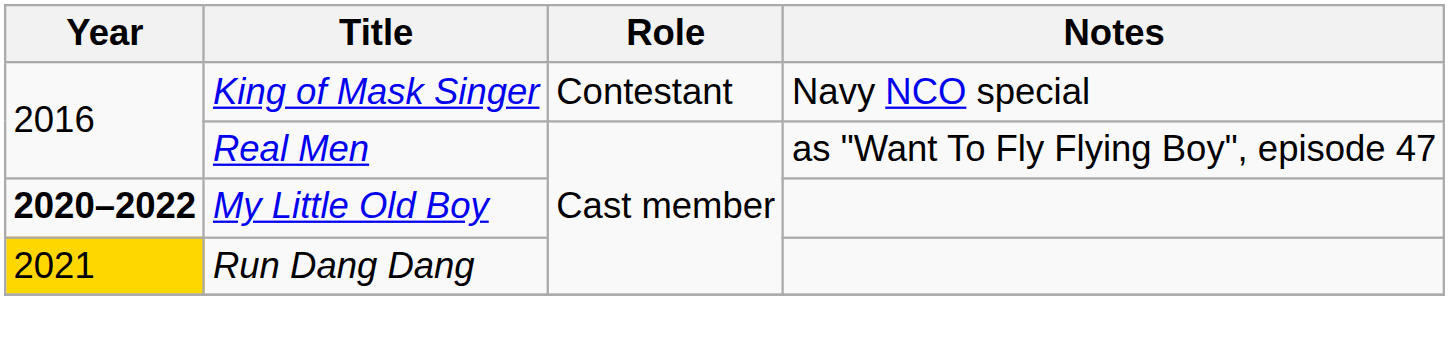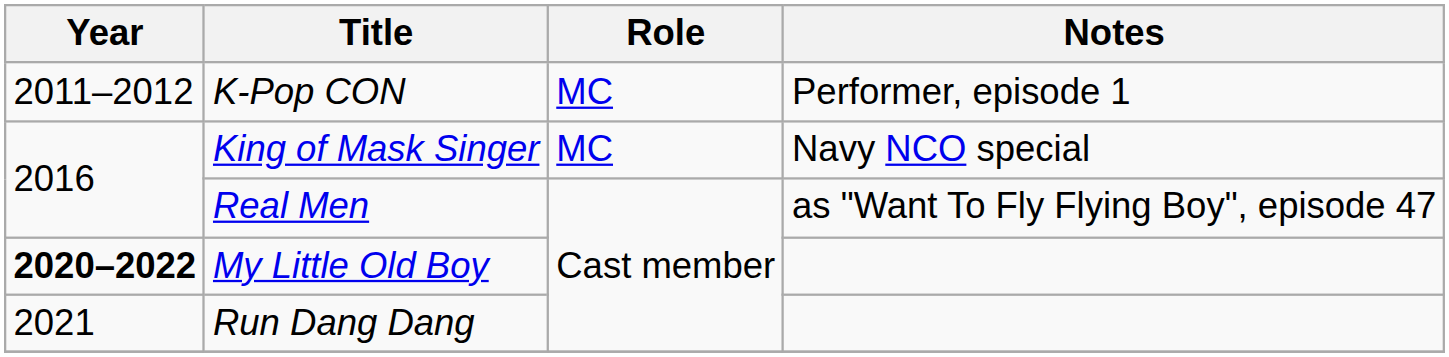+ row: (309, 91)
(644, 91) Contestant -> (585, 149) MC
(54, 264) gold background -> (54, 322) no background
